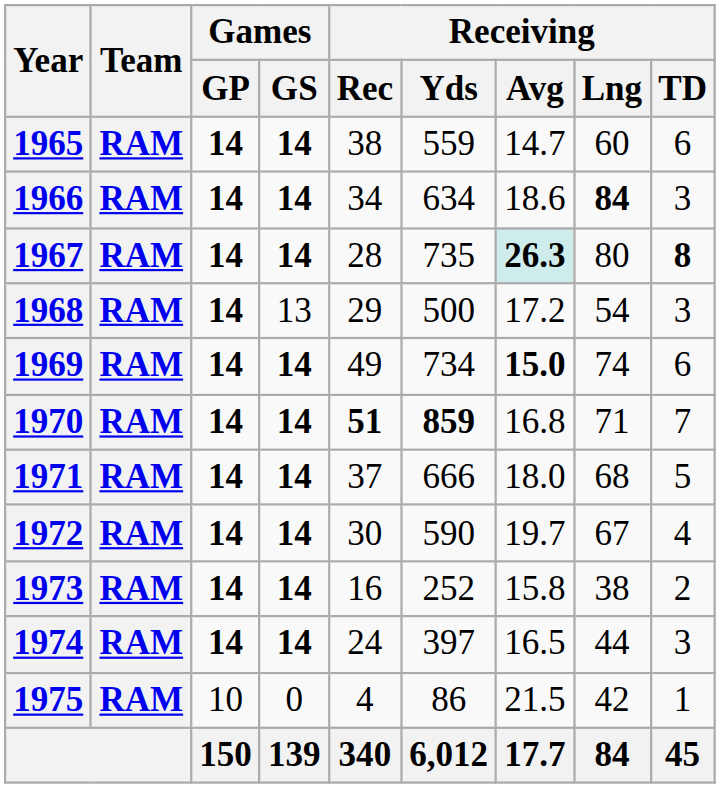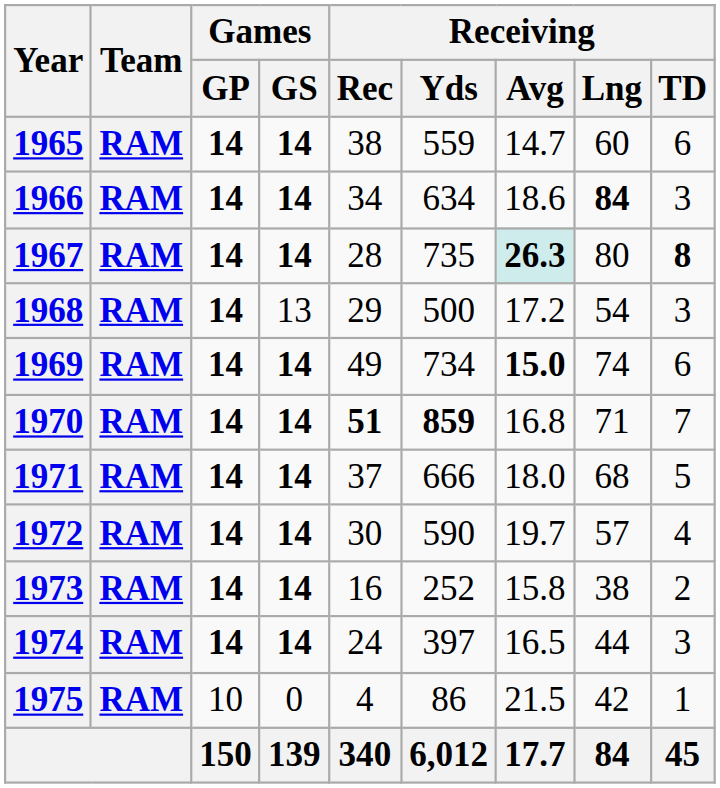(612, 532) 67 -> (612, 532) 57
